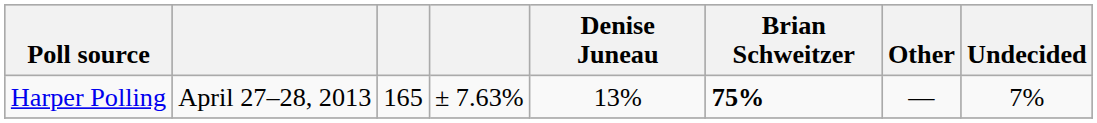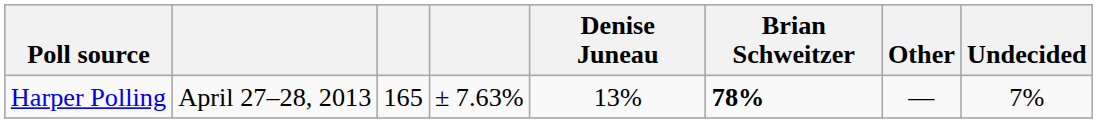(738, 96) 75% -> (738, 96) 78%
